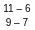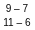rows swapped: (17, 9) <-> (17, 23)
